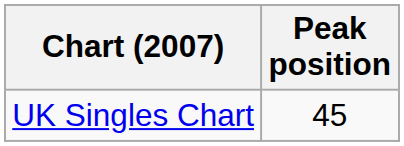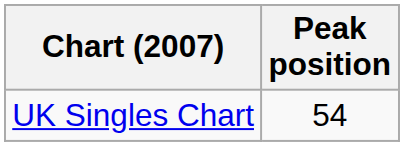(330, 114) 45 -> (330, 114) 54
